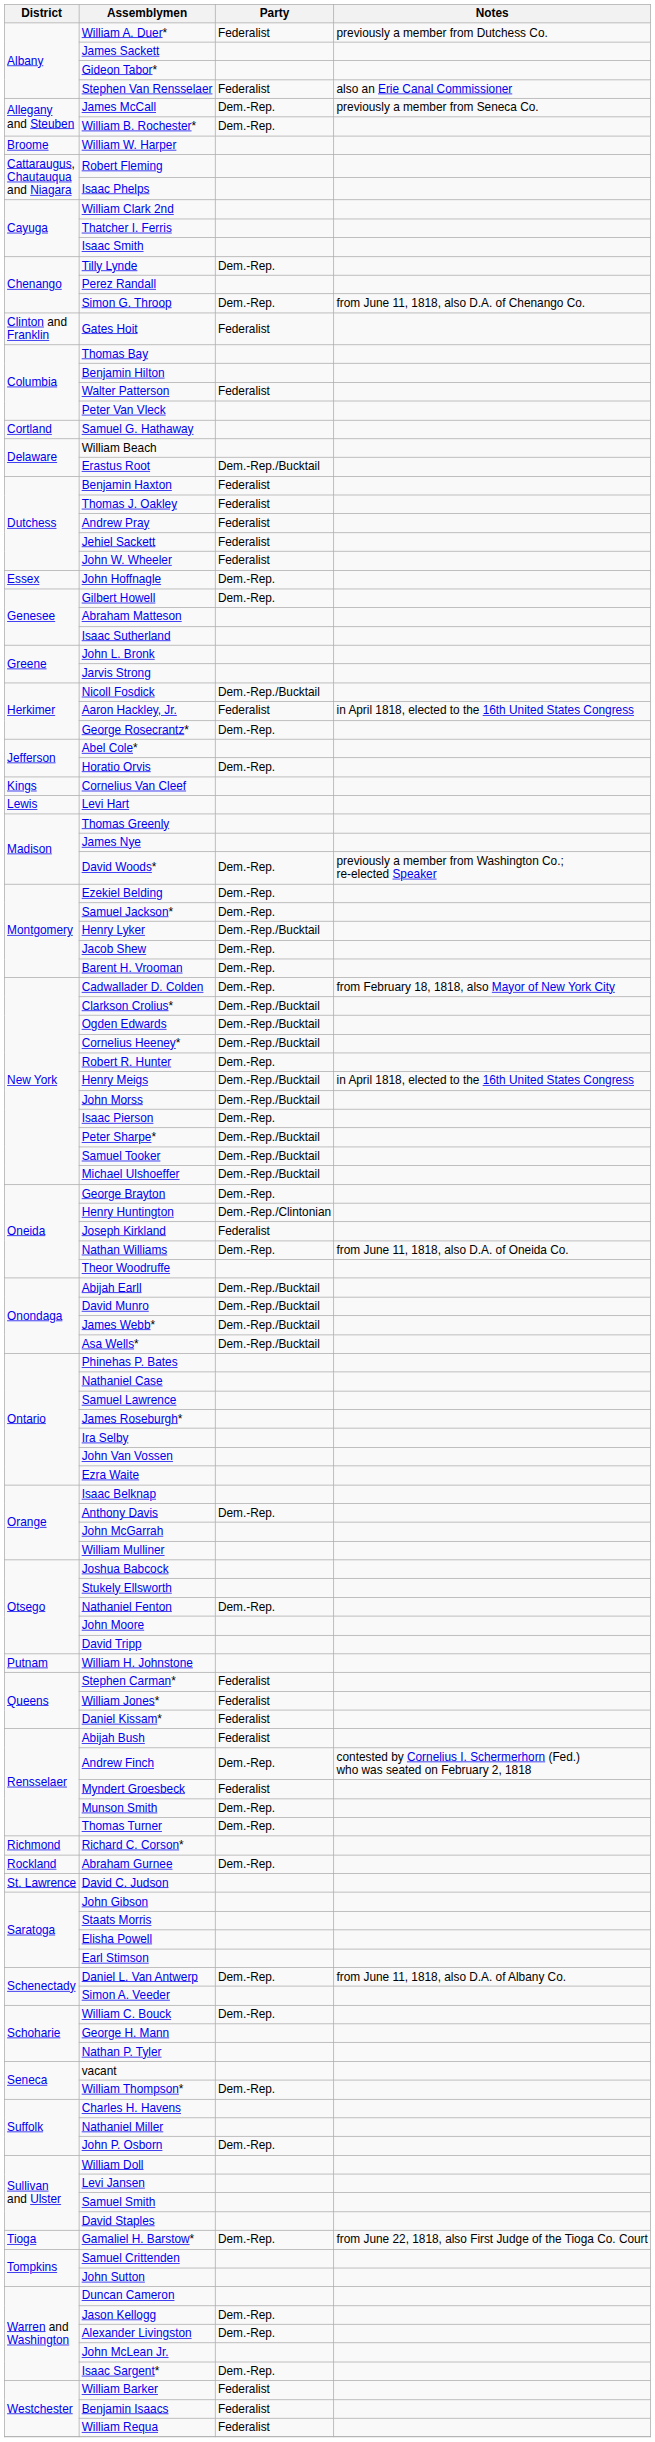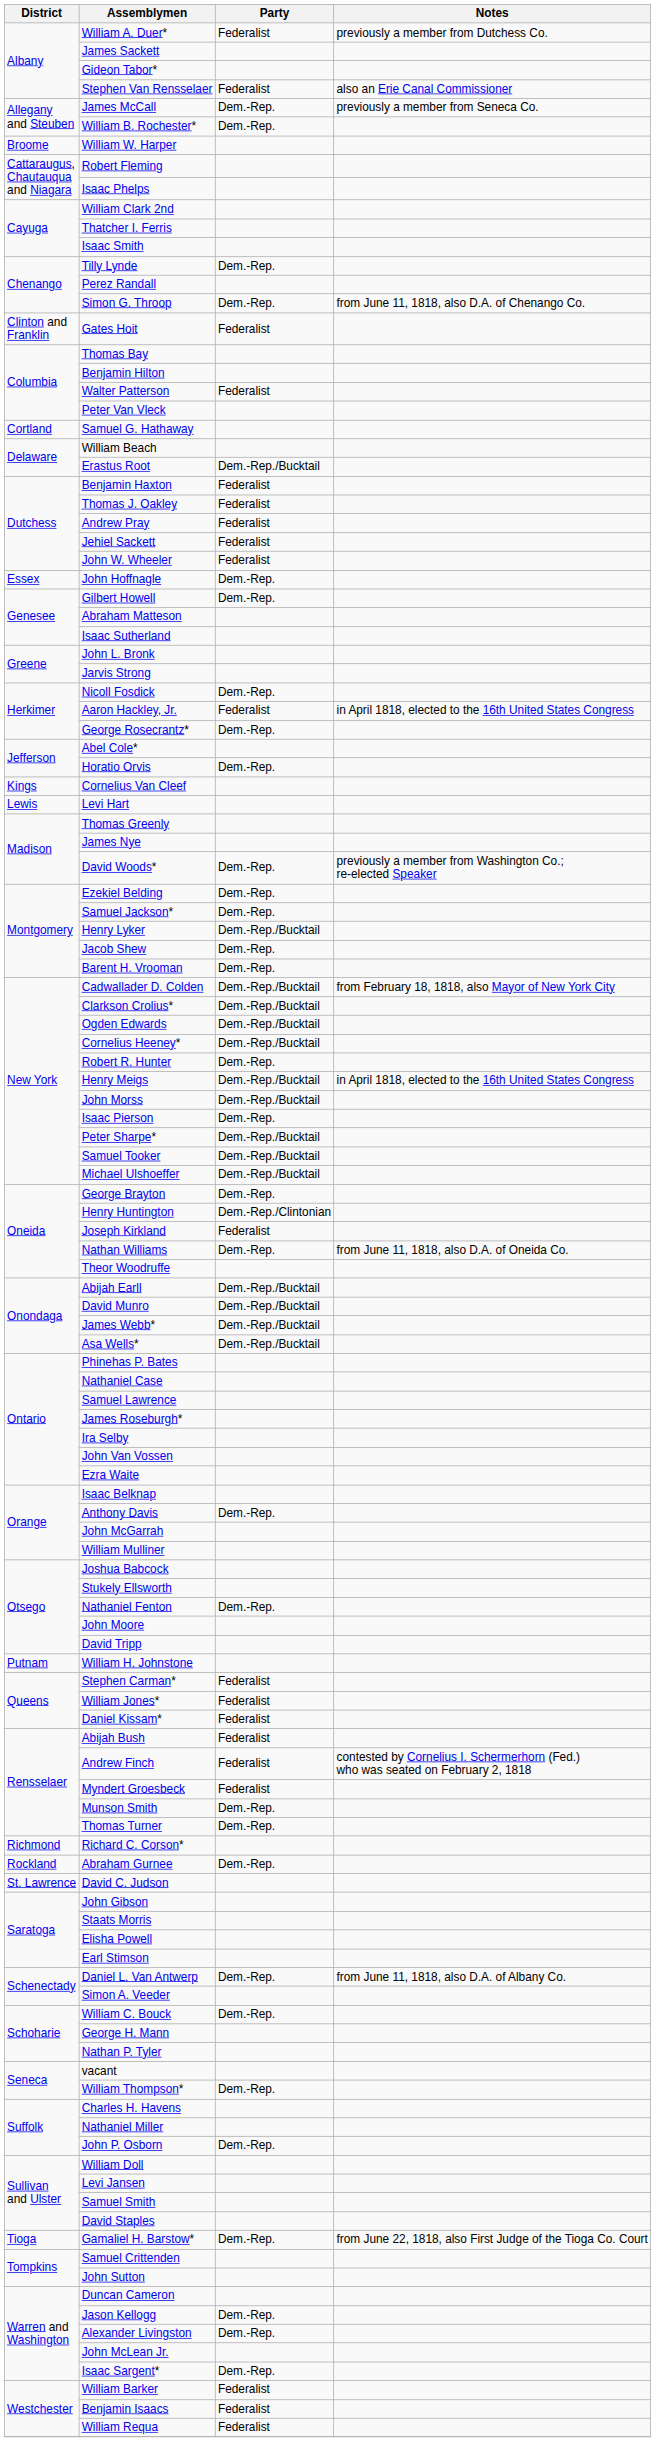(269, 692) Dem.-Rep./Bucktail -> (247, 692) Dem.-Rep.
(247, 987) Dem.-Rep. -> (269, 987) Dem.-Rep./Bucktail
(247, 1763) Dem.-Rep. -> (244, 1763) Federalist
